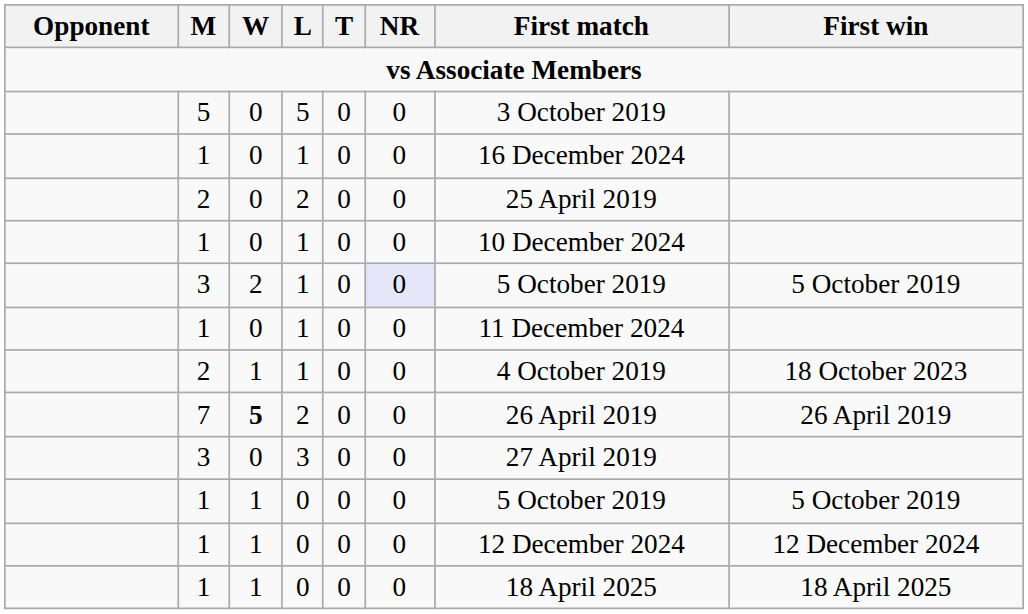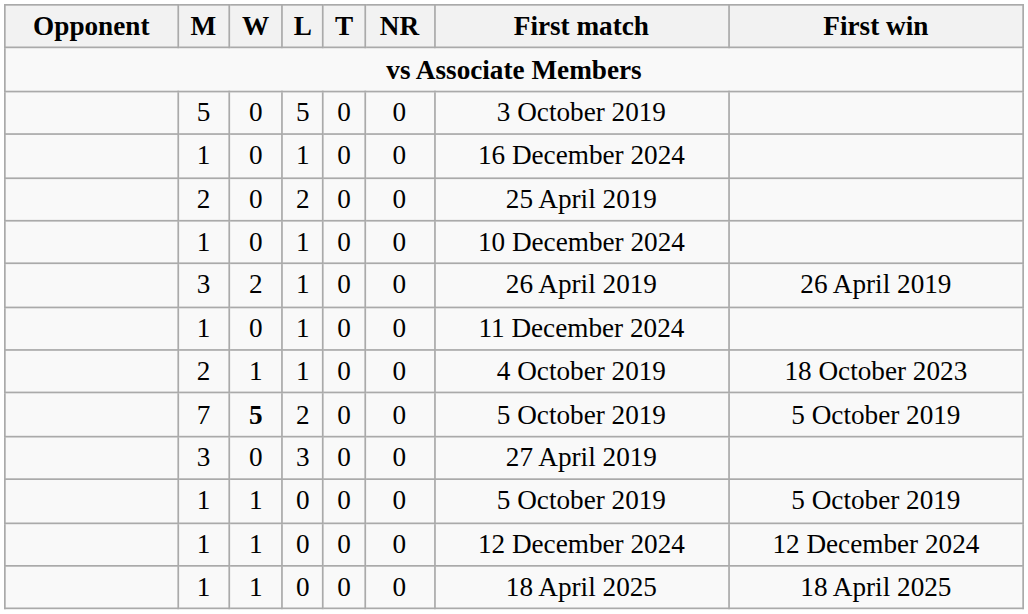(399, 284) lavender background -> (399, 284) no background
(581, 284) 5 October 2019 -> (581, 284) 26 April 2019
(876, 284) 5 October 2019 -> (876, 284) 26 April 2019
(581, 414) 26 April 2019 -> (581, 414) 5 October 2019
(876, 414) 26 April 2019 -> (876, 414) 5 October 2019
